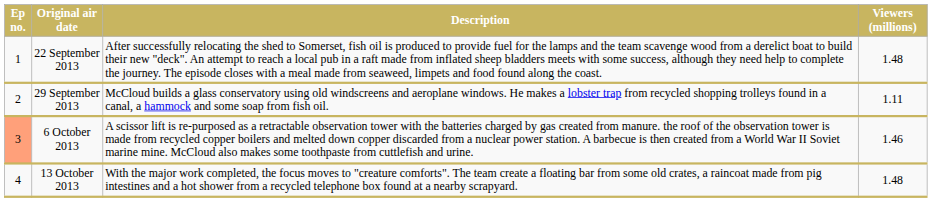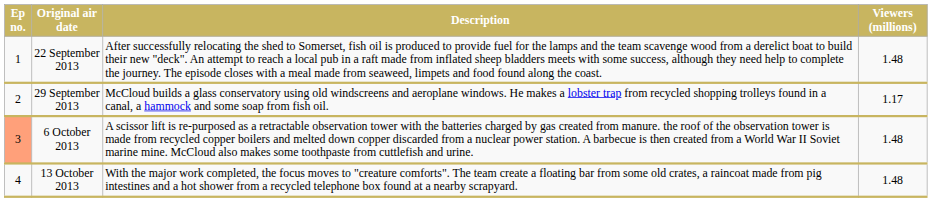(893, 99) 1.11 -> (893, 99) 1.17
(893, 139) 1.46 -> (893, 139) 1.48
